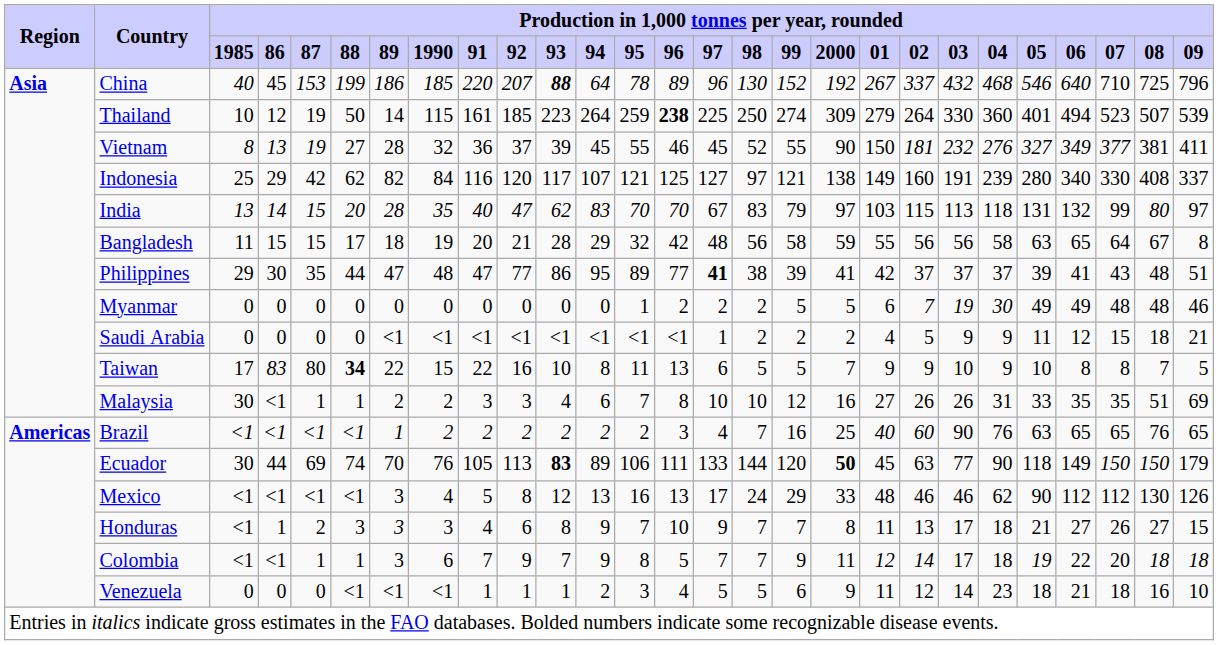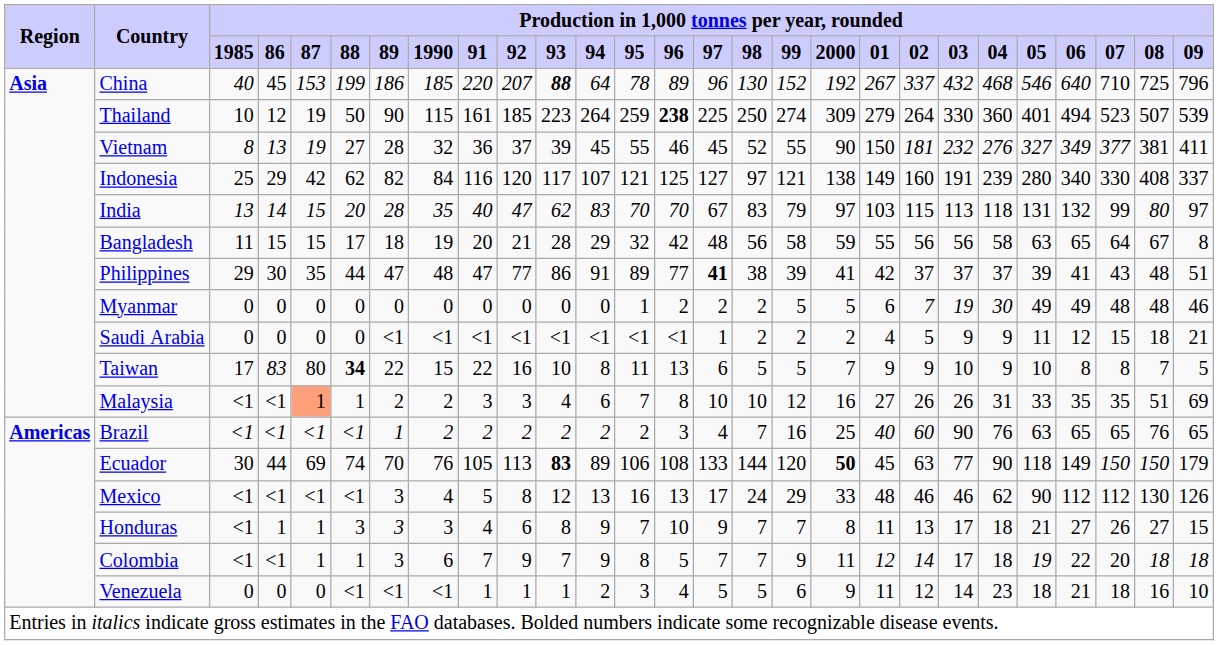(394, 115) 14 -> (394, 115) 90
(600, 274) 95 -> (600, 274) 91
(244, 400) 30 -> (243, 400) <1
(321, 400) no background -> (321, 400) lightsalmon background
(674, 464) 111 -> (674, 464) 108
(321, 527) 2 -> (321, 527) 1
